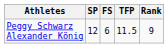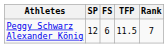(151, 31) 9 -> (151, 31) 7
